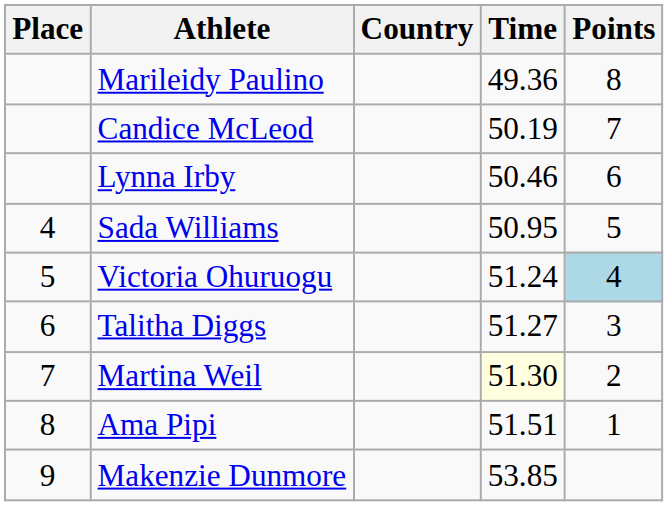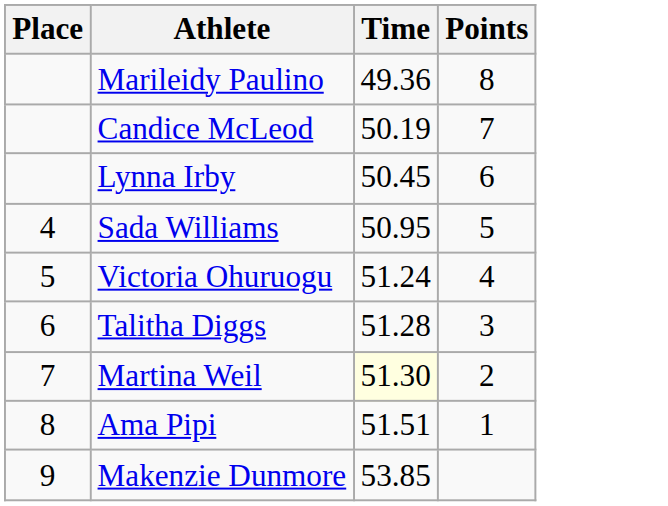- column: (417, 29)
(523, 177) 50.46 -> (396, 177) 50.45
(614, 276) lightblue background -> (487, 276) no background
(523, 326) 51.27 -> (396, 326) 51.28
